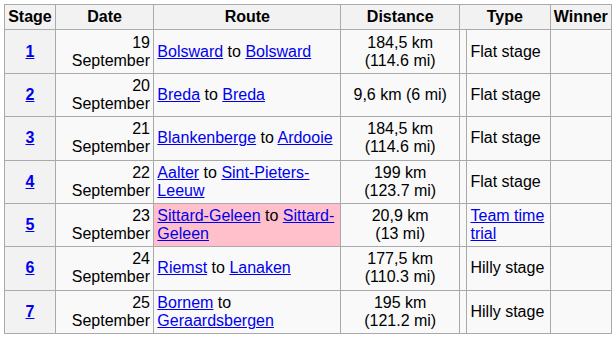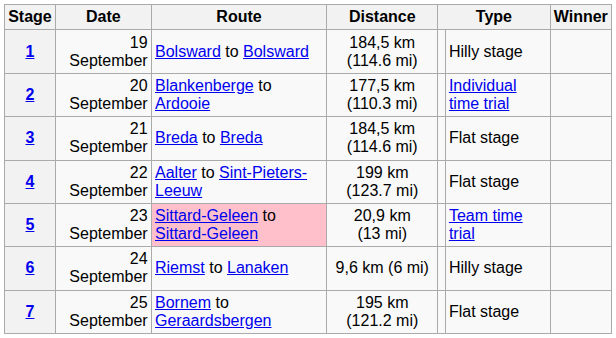(506, 51) Flat stage -> (486, 51) Hilly stage
(211, 94) Breda to Breda -> (213, 94) Blankenberge to Ardooie
(400, 94) 9,6 km (6 mi) -> (382, 94) 177,5 km (110.3 mi)
(506, 94) Flat stage -> (483, 94) Individual time trial
(245, 138) Blankenberge to Ardooie -> (209, 138) Breda to Breda
(400, 268) 177,5 km (110.3 mi) -> (382, 268) 9,6 km (6 mi)
(507, 311) Hilly stage -> (484, 311) Flat stage
